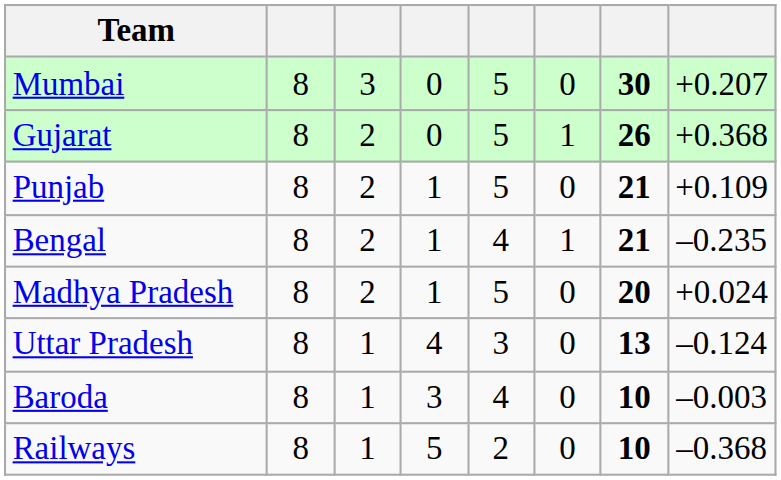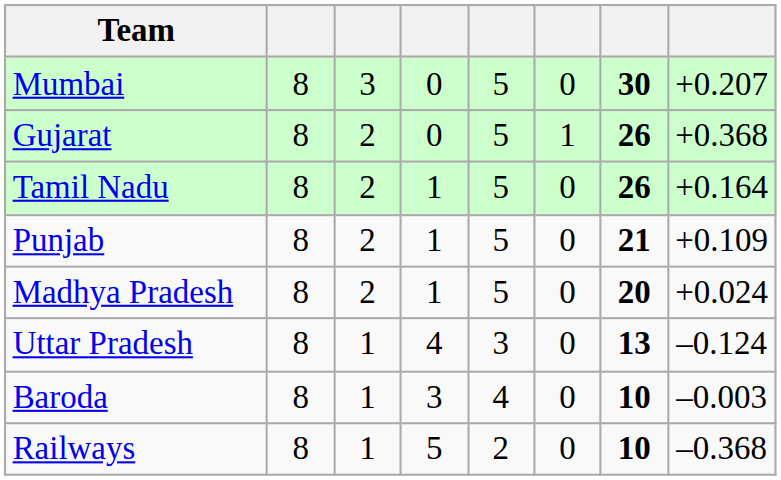+ row: (91, 187)
- row: (59, 239)
